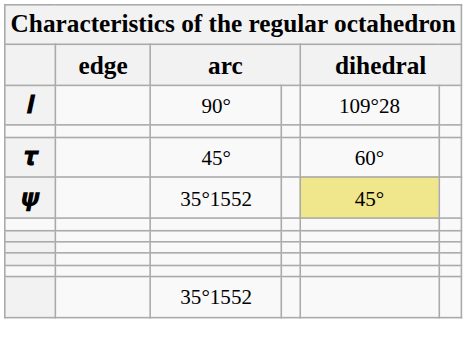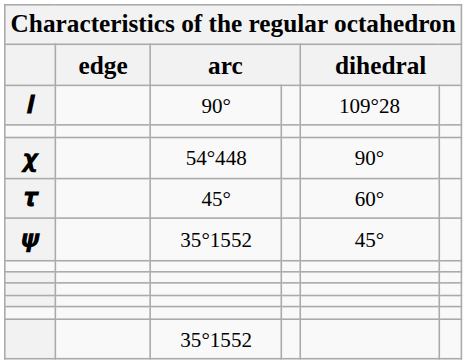+ row: (30, 158)
(370, 198) khaki background -> (370, 240) no background
